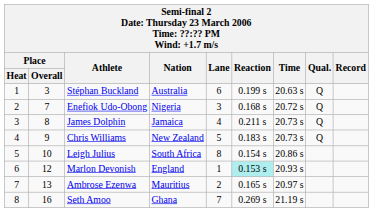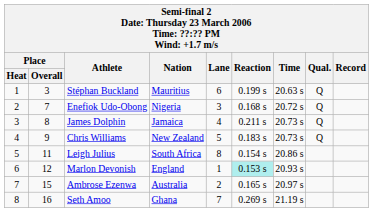(169, 91) Australia -> (170, 91) Mauritius
(47, 153) 10 -> (47, 153) 11
(47, 184) 13 -> (47, 184) 15
(170, 184) Mauritius -> (169, 184) Australia
